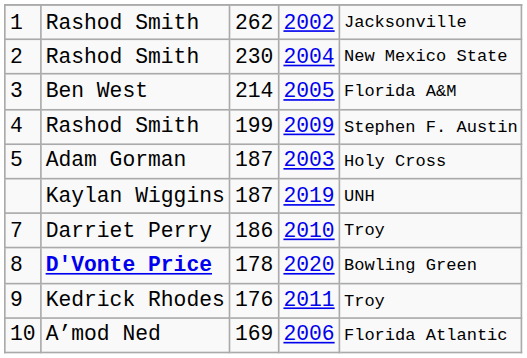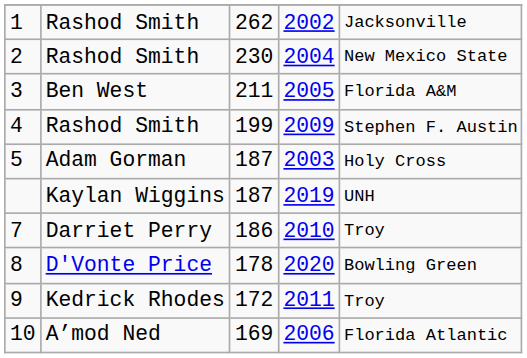(254, 92) 214 -> (254, 92) 211
(129, 265) bold -> (129, 265) normal
(254, 300) 176 -> (254, 300) 172
